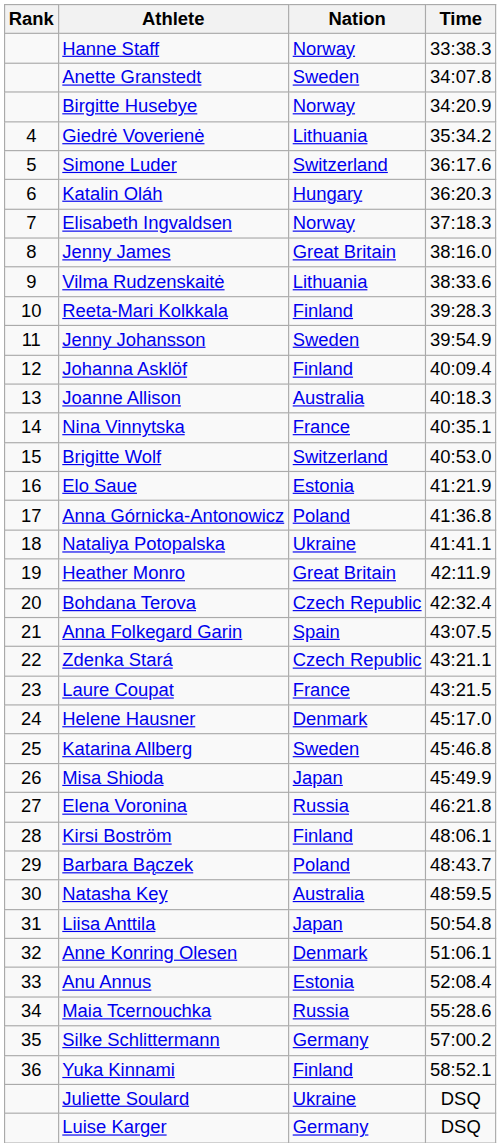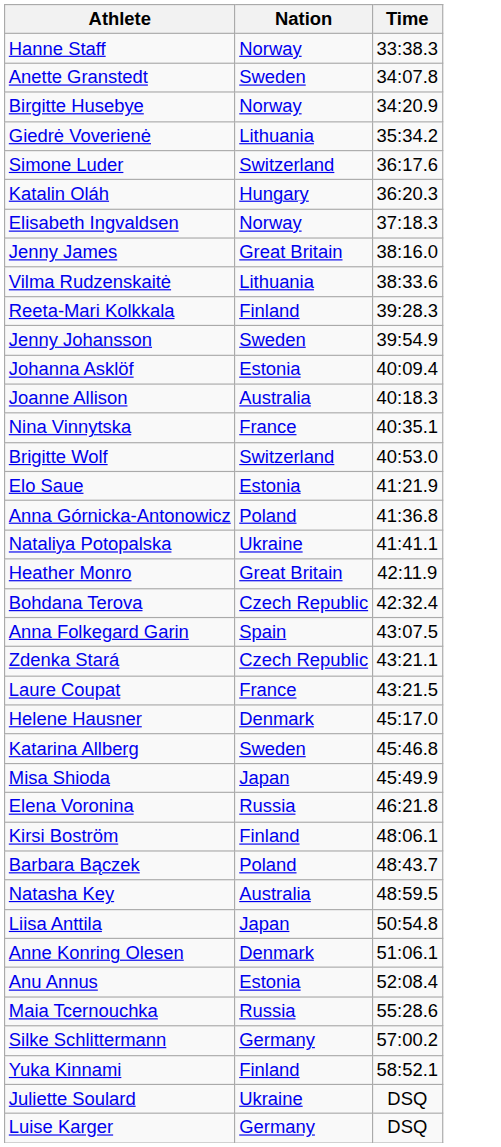- column: (31, 19)
(323, 369) Finland -> (270, 369) Estonia
